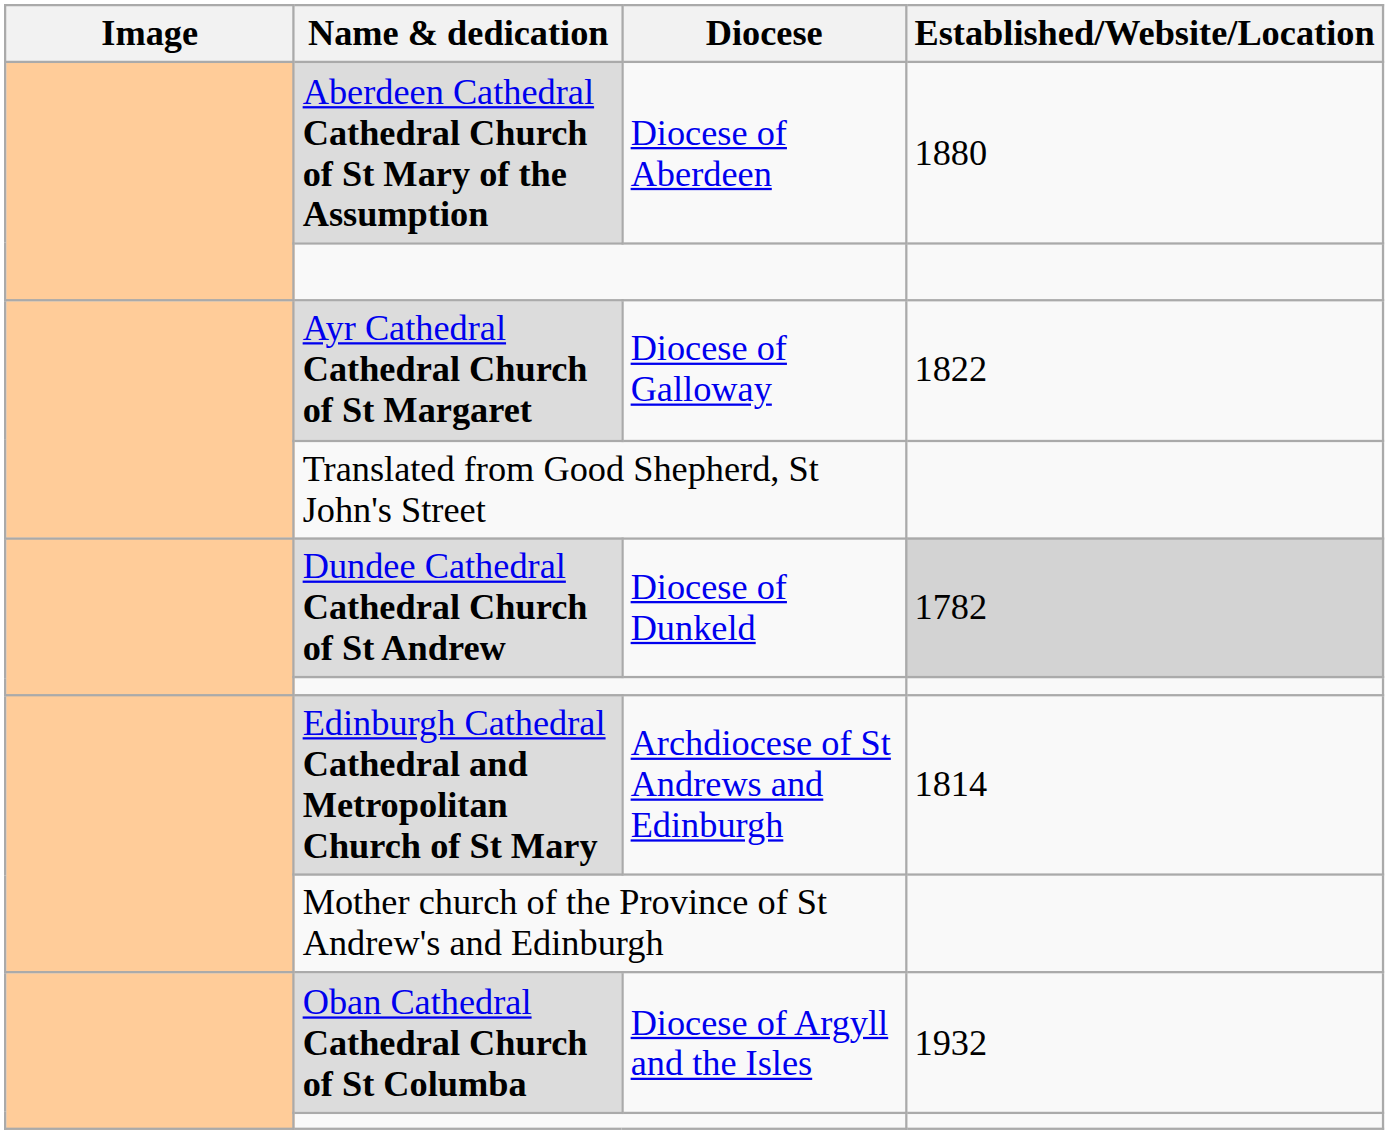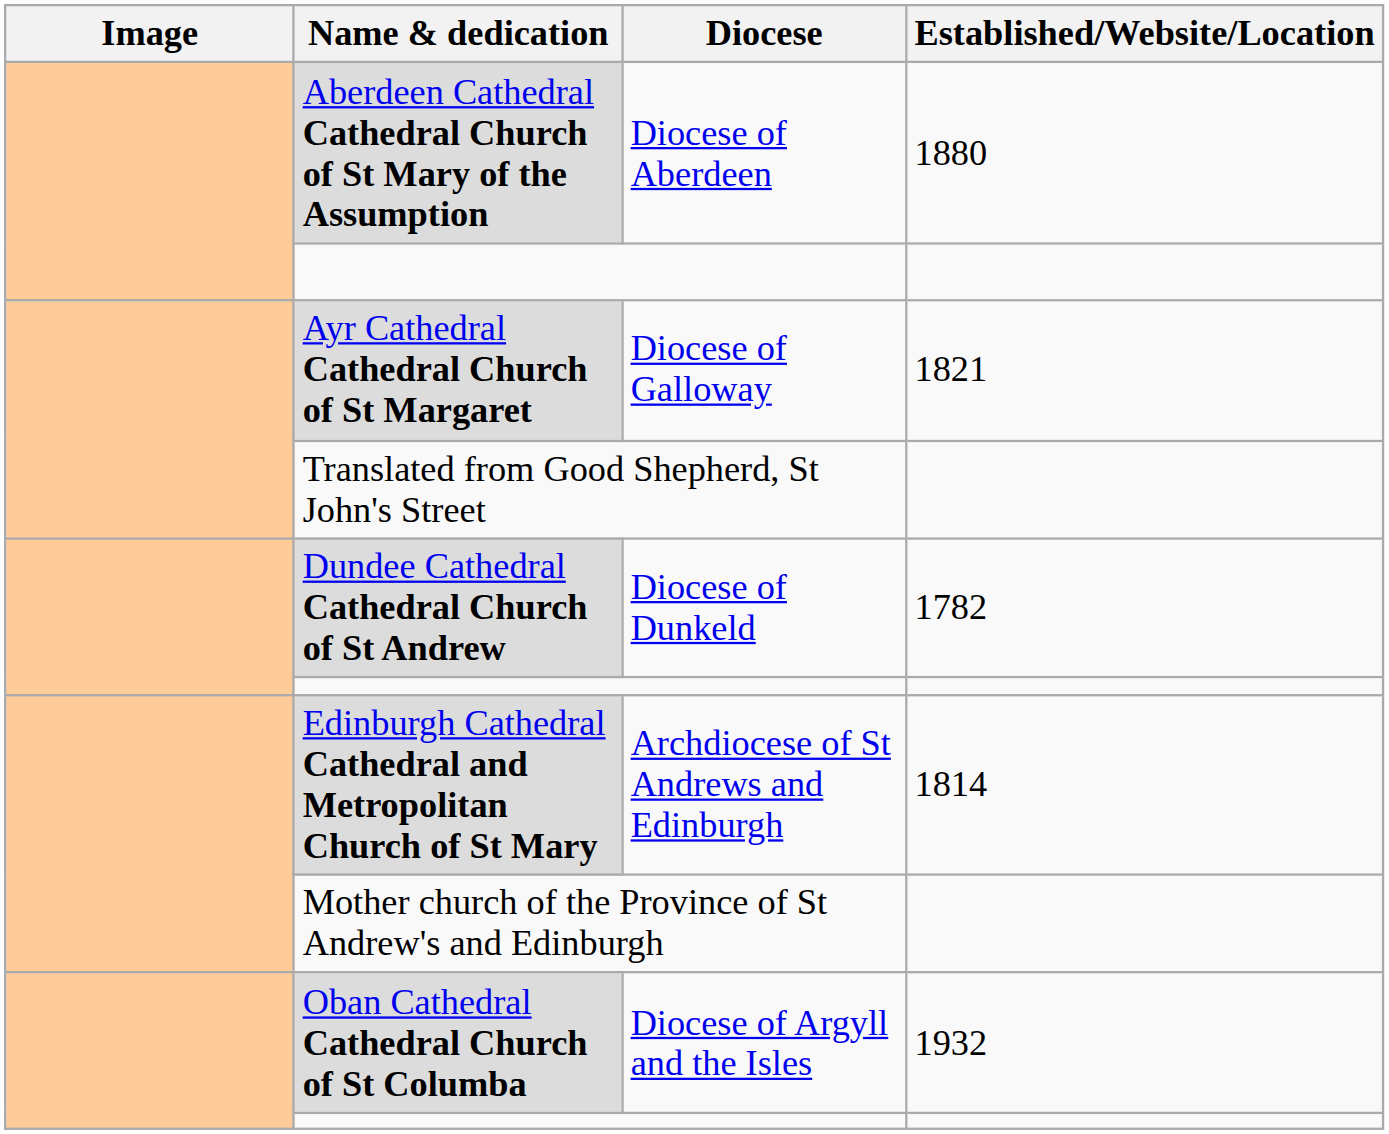(951, 369) 1822 -> (951, 369) 1821
(951, 607) lightgrey background -> (951, 607) no background
